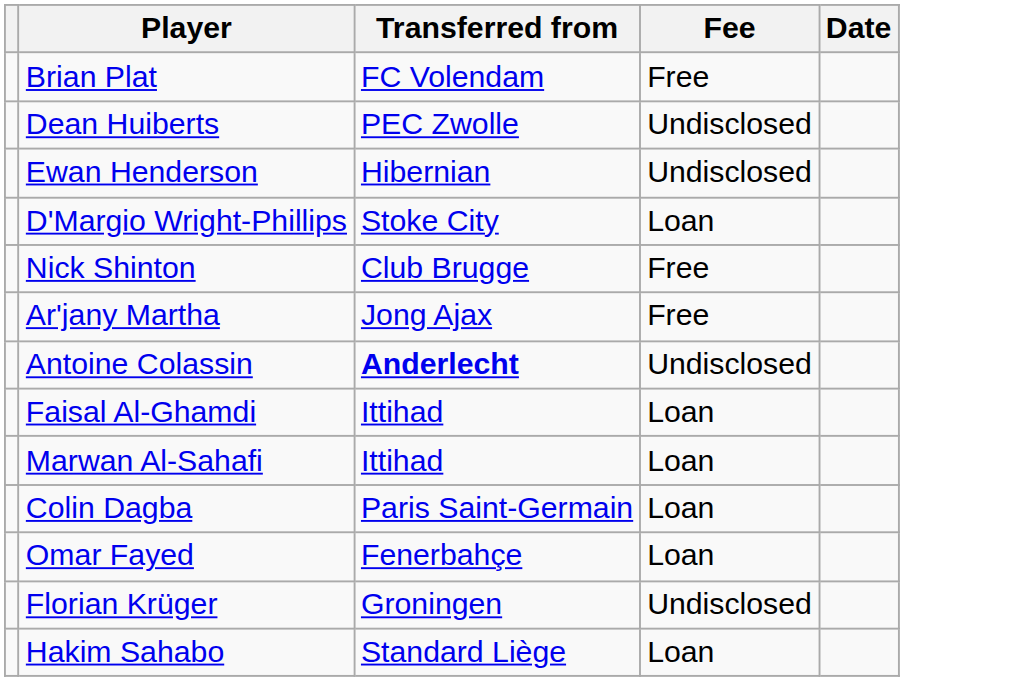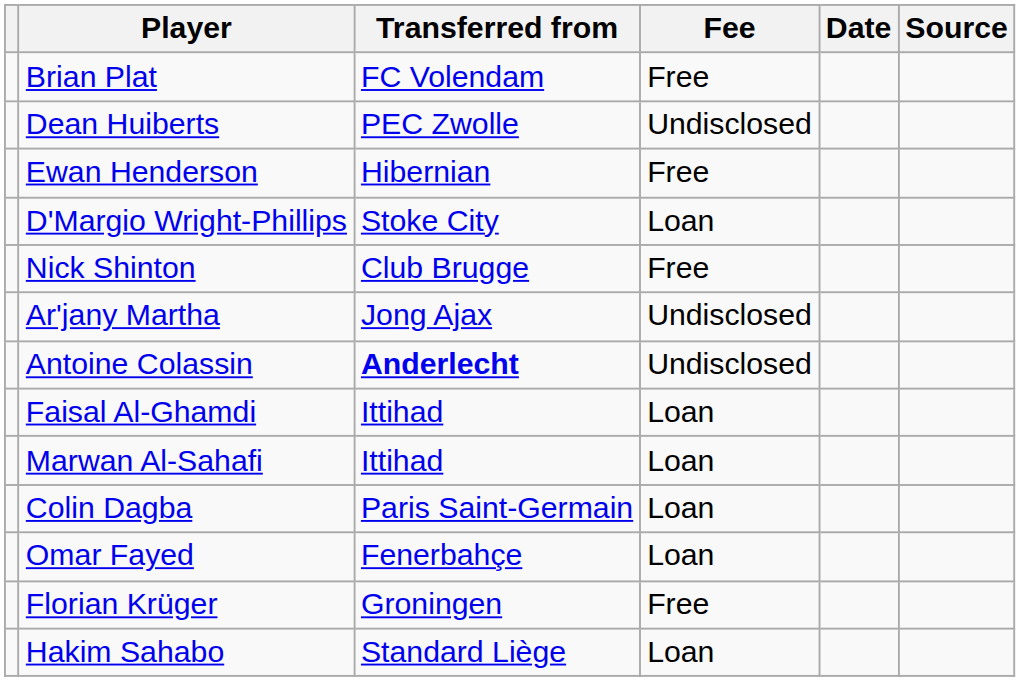+ column: (957, 28)
(729, 172) Undisclosed -> (678, 172) Free
(678, 316) Free -> (729, 316) Undisclosed
(729, 603) Undisclosed -> (678, 603) Free
